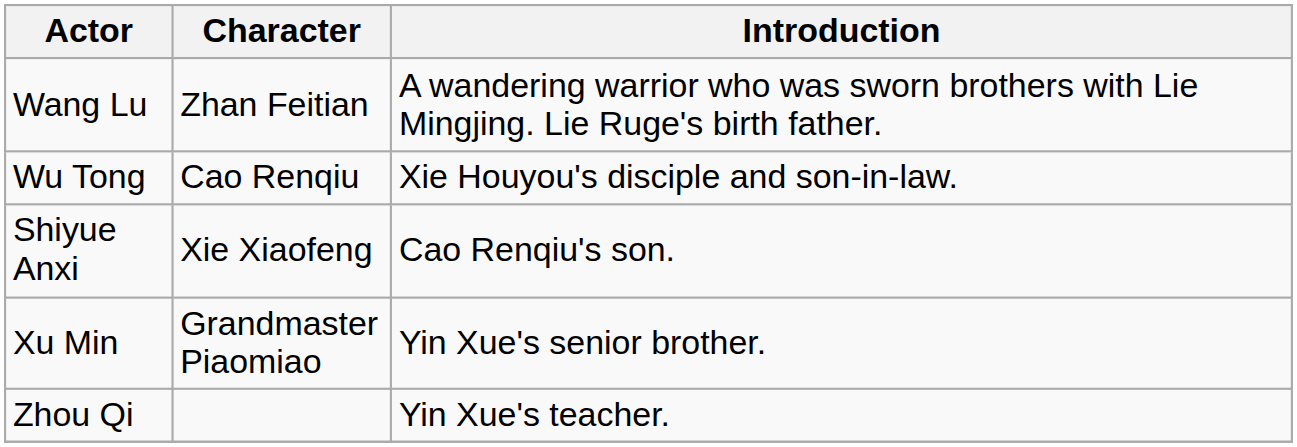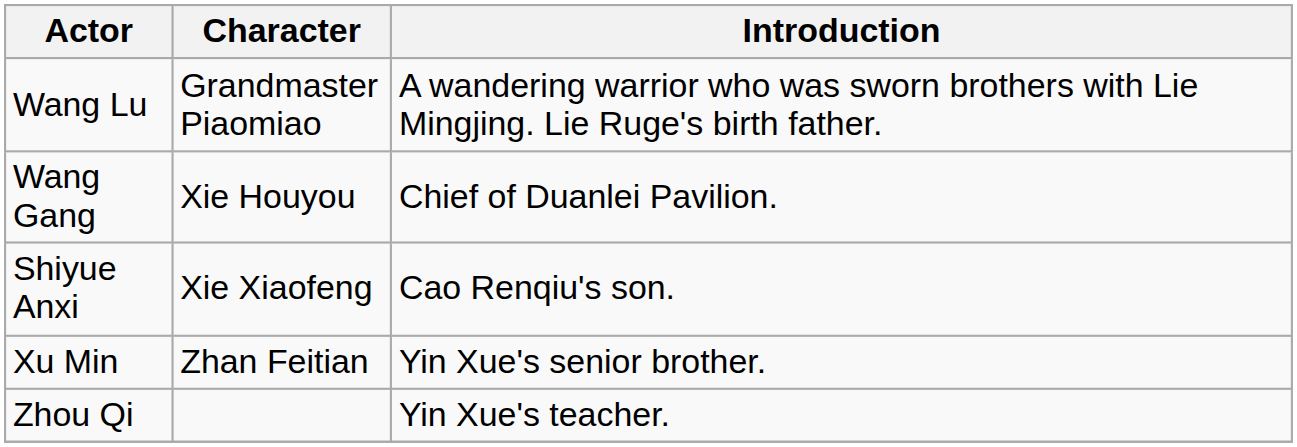(274, 104) Zhan Feitian -> (279, 104) Grandmaster Piaomiao
+ row: (57, 196)
- row: (79, 177)
(279, 341) Grandmaster Piaomiao -> (274, 361) Zhan Feitian
